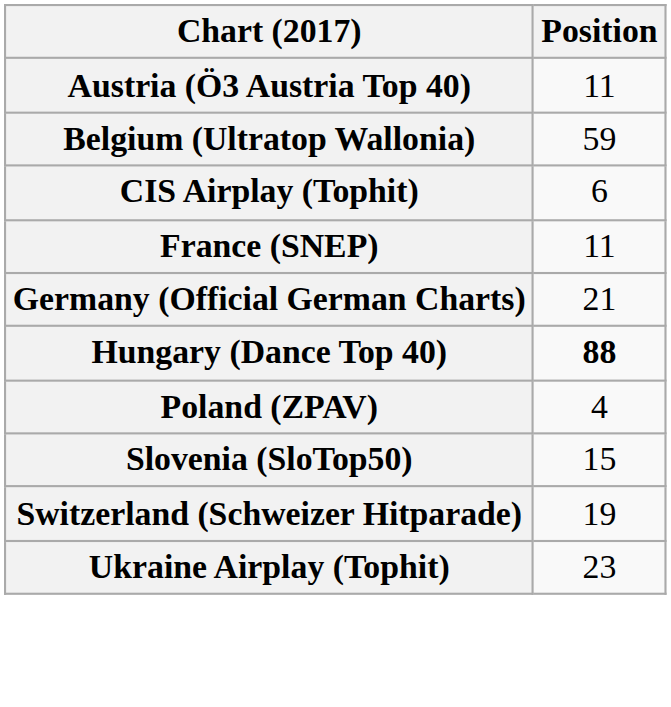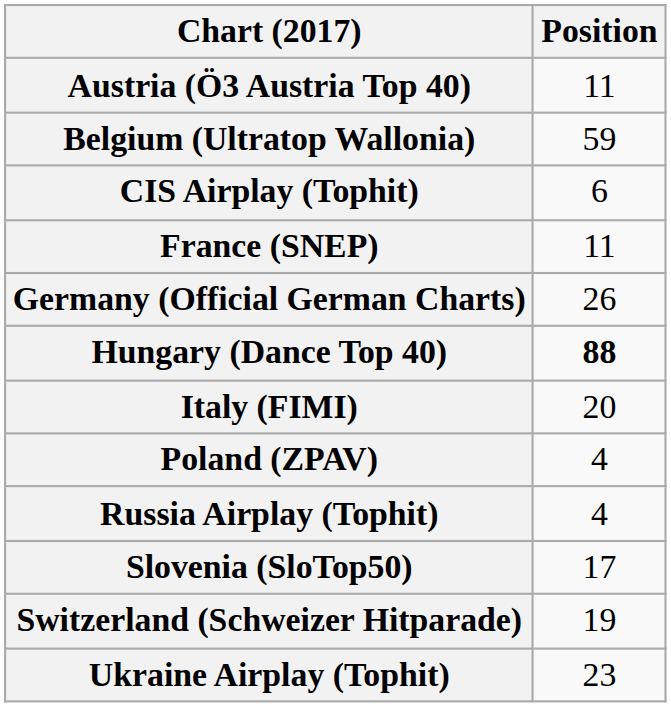(599, 298) 21 -> (599, 298) 26
+ row: (269, 406)
+ row: (269, 513)
(599, 459) 15 -> (599, 566) 17
